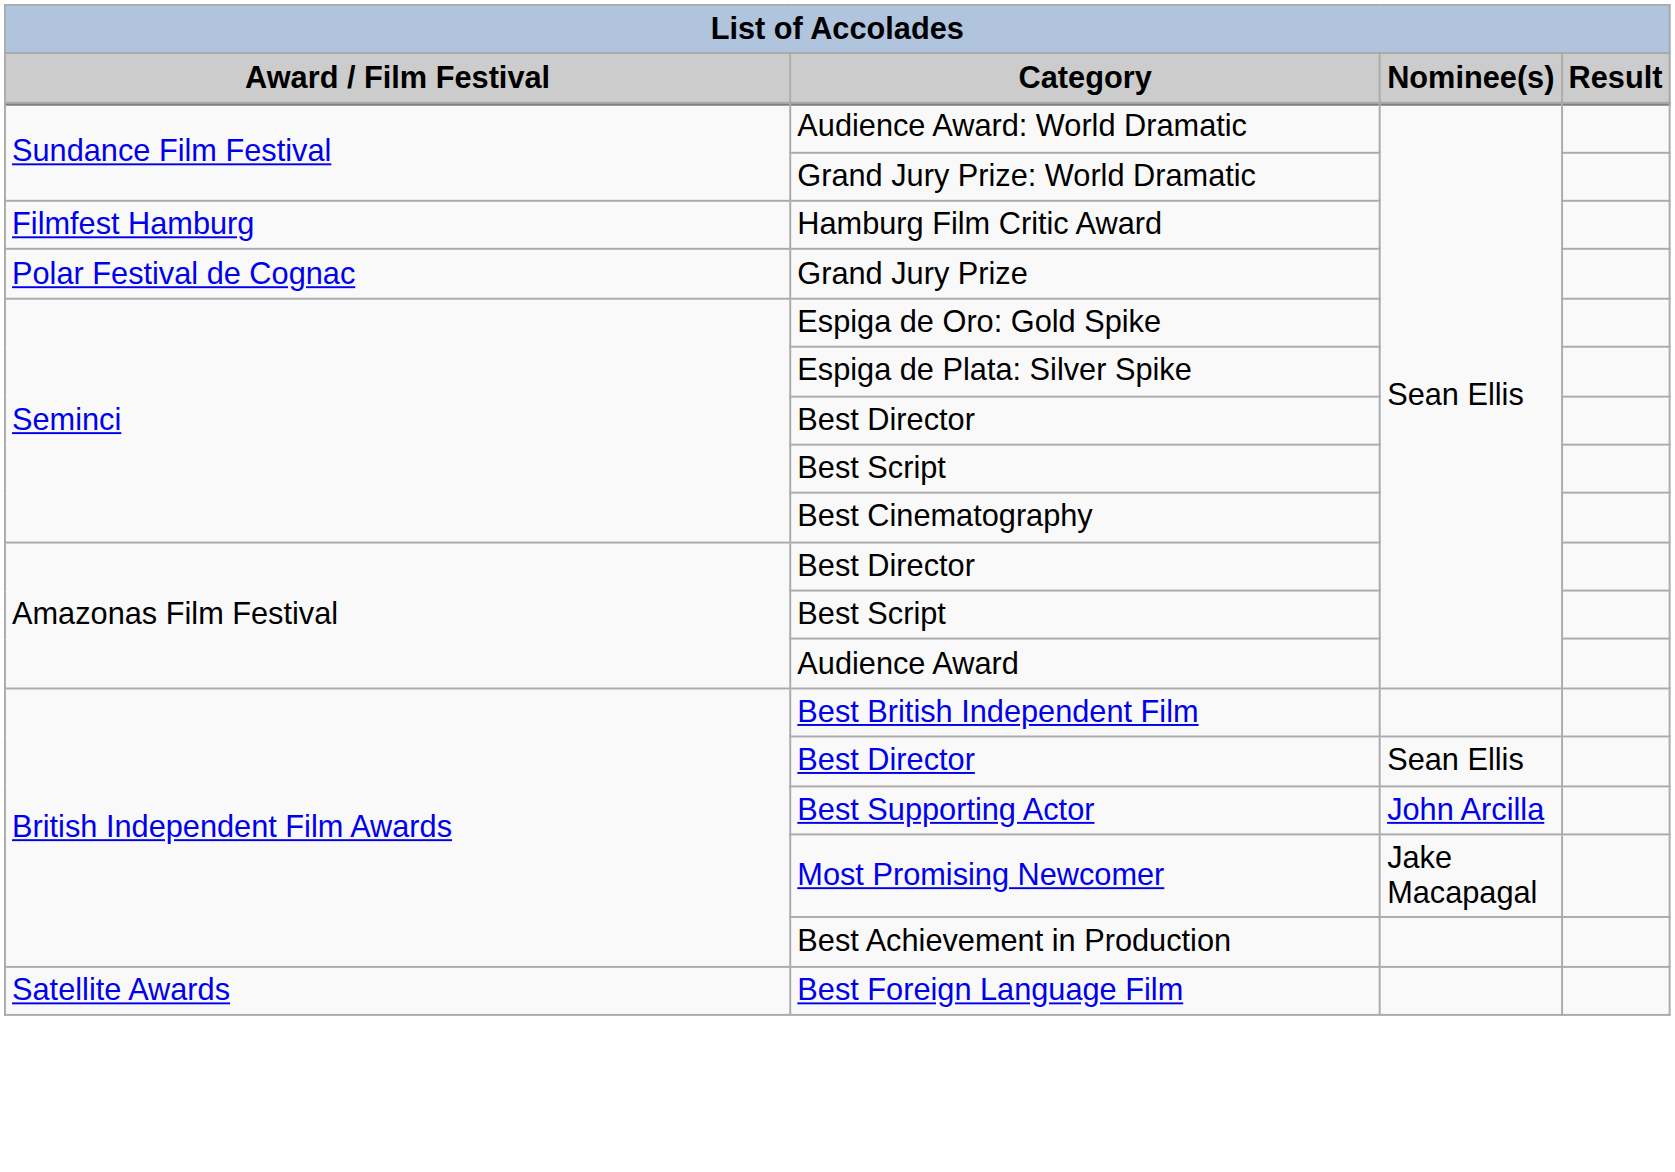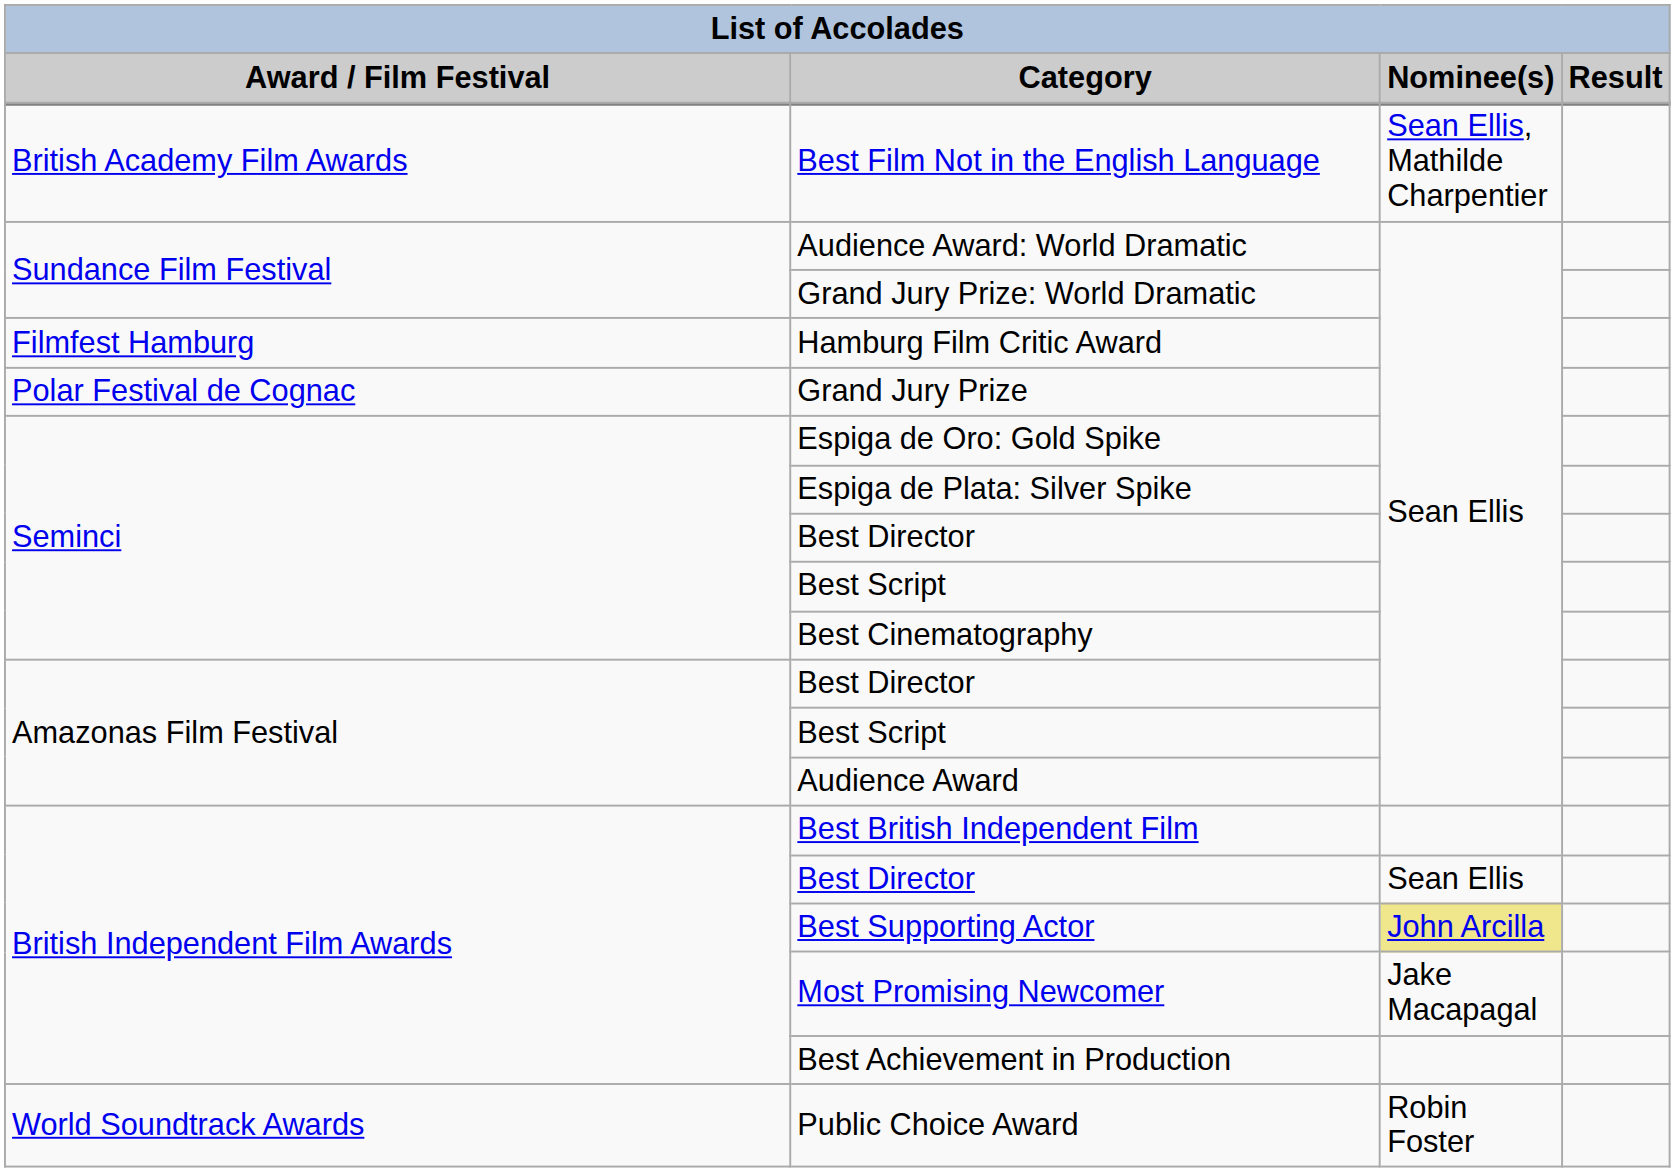+ row: (210, 161)
(1466, 809) no background -> (1466, 927) khaki background
- row: (121, 990)
+ row: (188, 1125)
